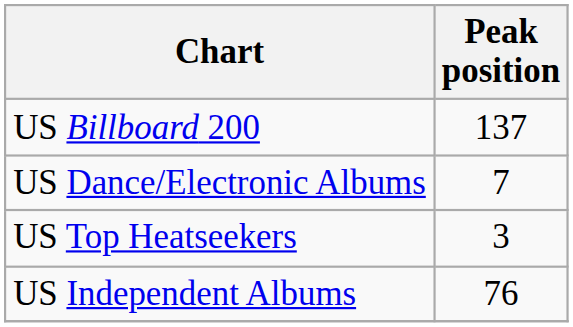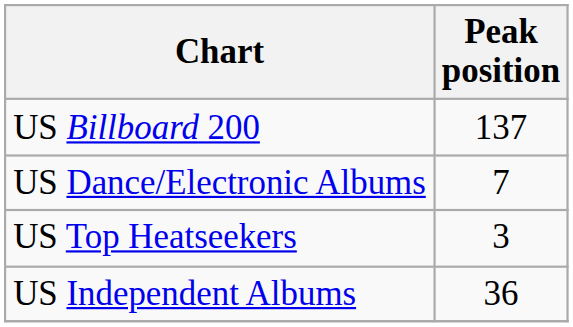(501, 292) 76 -> (501, 292) 36
